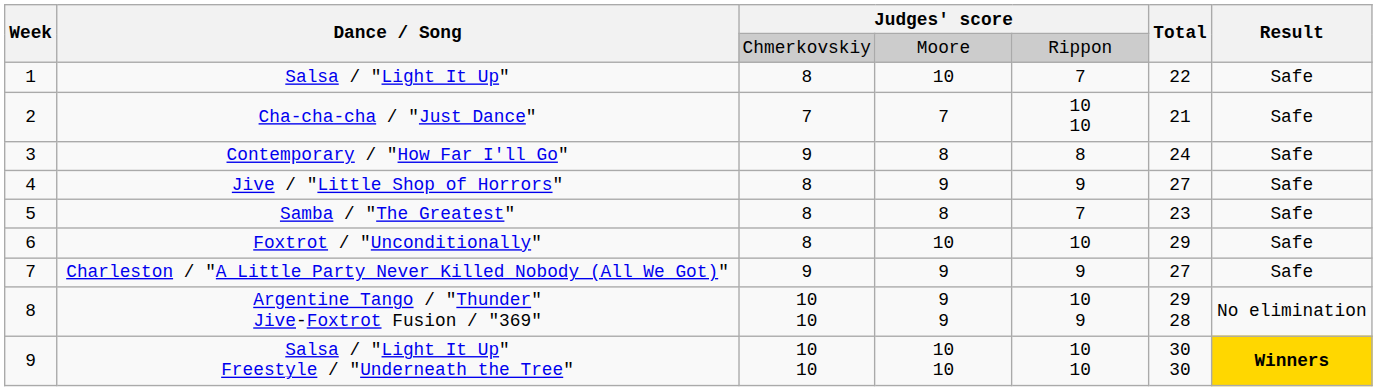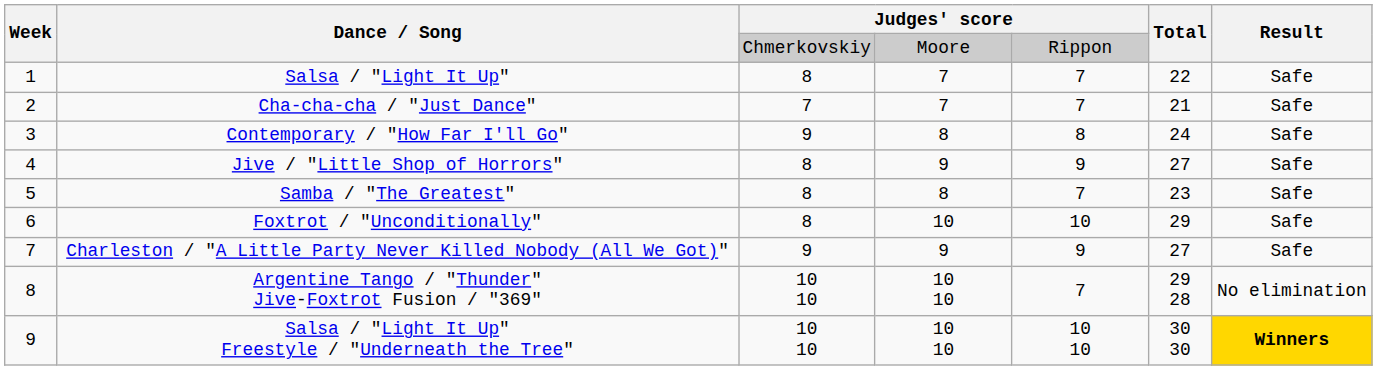(943, 77) 10 -> (943, 77) 7
(1080, 117) 10 10 -> (1080, 106) 7
(943, 311) 9 9 -> (943, 291) 10 10
(1080, 311) 10 9 -> (1080, 291) 7
